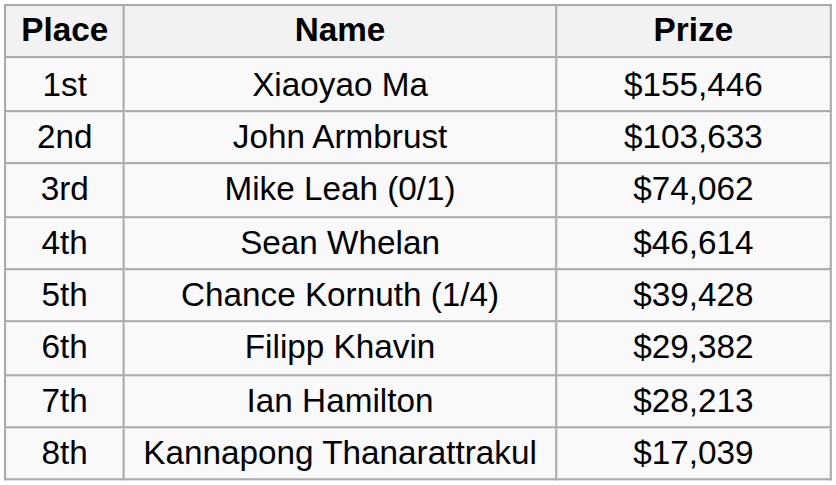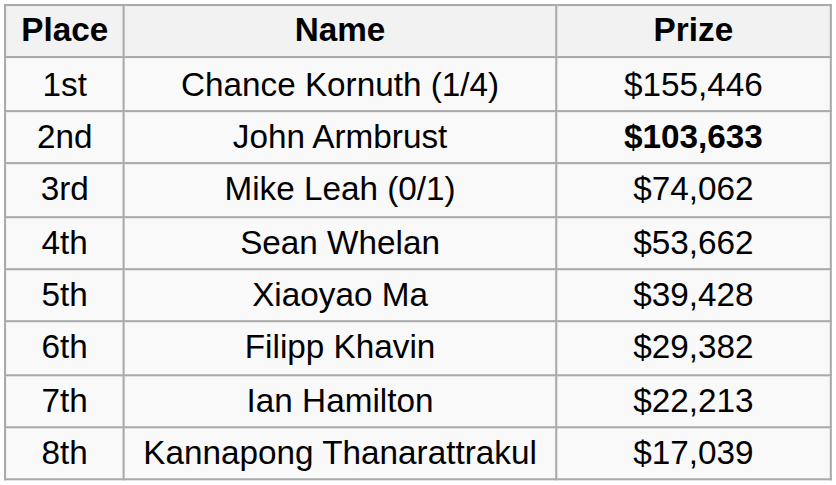(340, 83) Xiaoyao Ma -> (340, 83) Chance Kornuth (1/4)
(693, 136) normal -> (693, 136) bold
(693, 242) $46,614 -> (693, 242) $53,662
(340, 294) Chance Kornuth (1/4) -> (340, 294) Xiaoyao Ma
(693, 400) $28,213 -> (693, 400) $22,213
